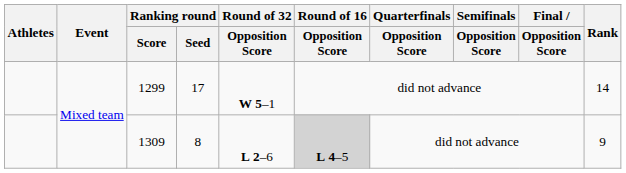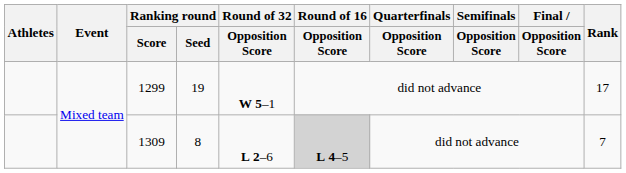(198, 88) 17 -> (198, 88) 19
(603, 88) 14 -> (603, 88) 17
(603, 141) 9 -> (603, 141) 7
